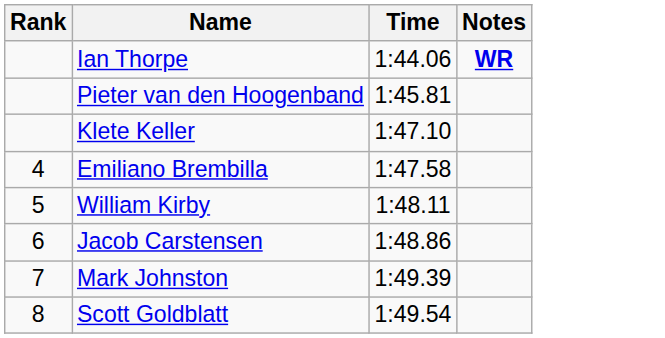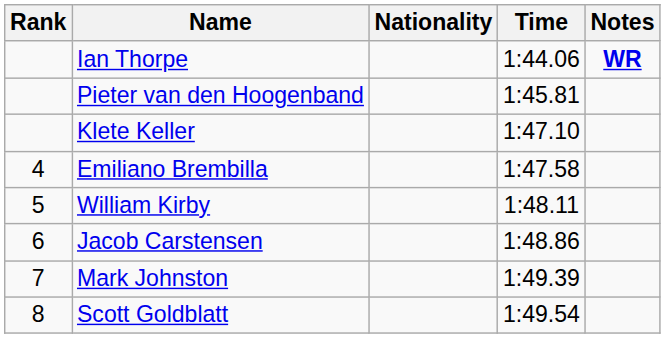+ column: (433, 22)
